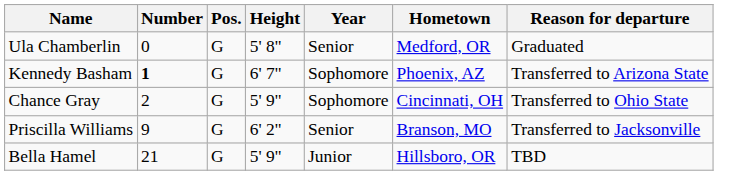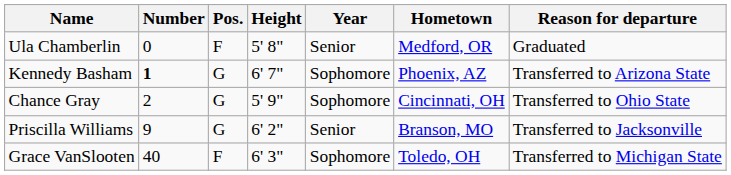(217, 45) G -> (218, 45) F
- row: (52, 156)
+ row: (72, 156)
